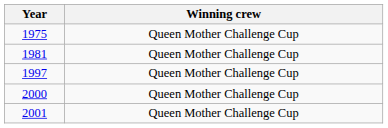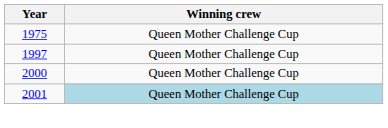- row: (35, 53)
(224, 113) no background -> (224, 93) lightblue background
